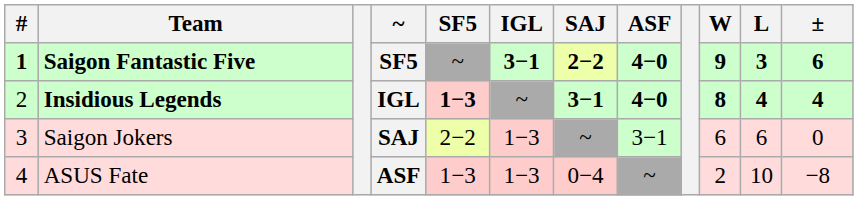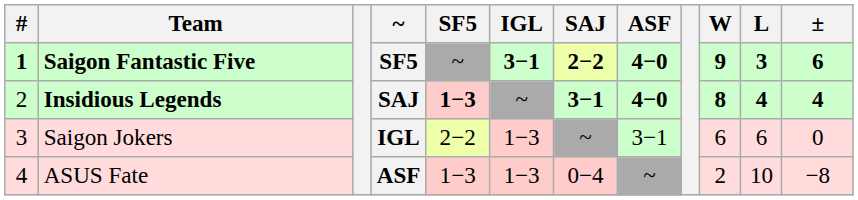(399, 99) IGL -> (399, 99) SAJ
(399, 138) SAJ -> (399, 138) IGL
